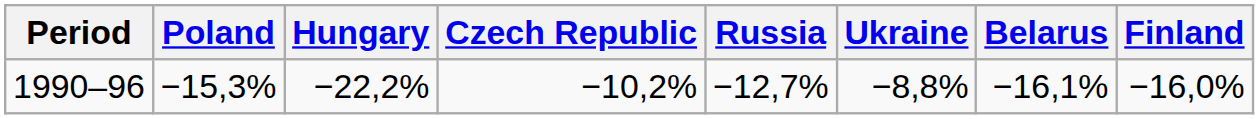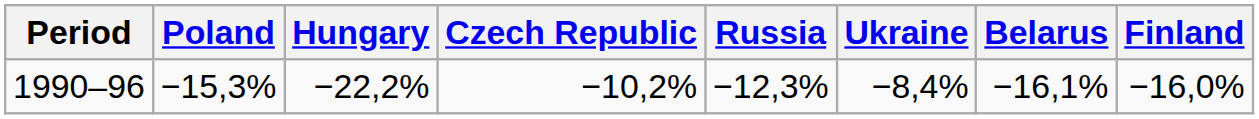(771, 86) −12,7% -> (771, 86) −12,3%
(920, 86) −8,8% -> (920, 86) −8,4%
